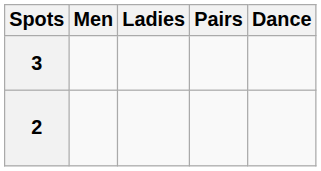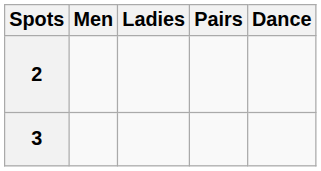rows swapped: (37, 62) <-> (37, 127)
